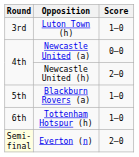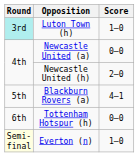(19, 29) no background -> (19, 29) paleturquoise background
(116, 96) 1–0 -> (116, 96) 4–1
(116, 118) 1–0 -> (116, 118) 0–0
(116, 141) 2–0 -> (116, 141) 1–0
